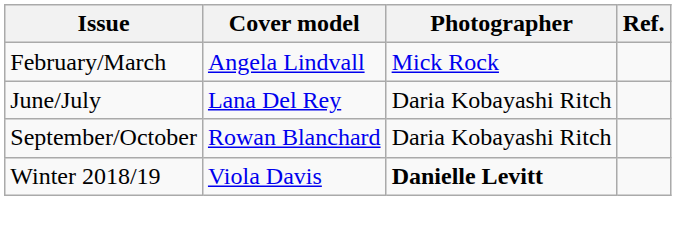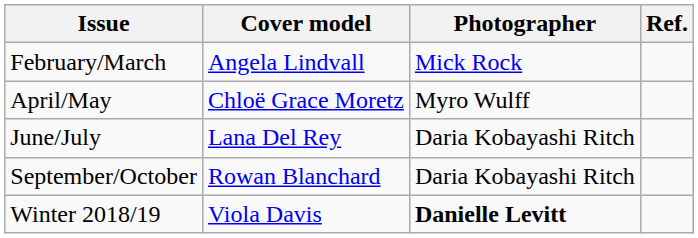+ row: (61, 99)
